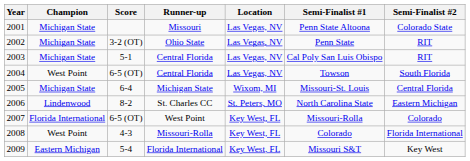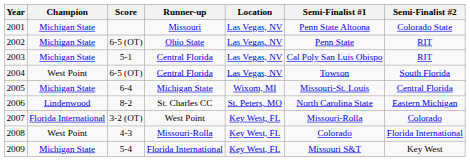(126, 42) 3-2 (OT) -> (126, 42) 6-5 (OT)
(126, 118) 6-5 (OT) -> (126, 118) 3-2 (OT)
(67, 149) Eastern Michigan -> (67, 149) Michigan State
